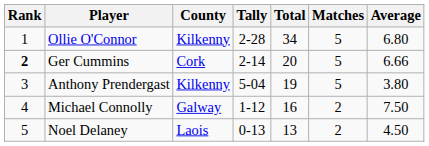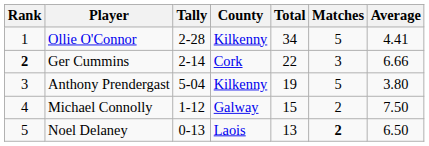columns swapped: (203, 15) <-> (252, 15)
(396, 38) 6.80 -> (396, 38) 4.41
(290, 61) 20 -> (290, 61) 22
(338, 61) 5 -> (338, 61) 3
(290, 107) 16 -> (290, 107) 15
(338, 130) normal -> (338, 130) bold
(396, 130) 4.50 -> (396, 130) 6.50
